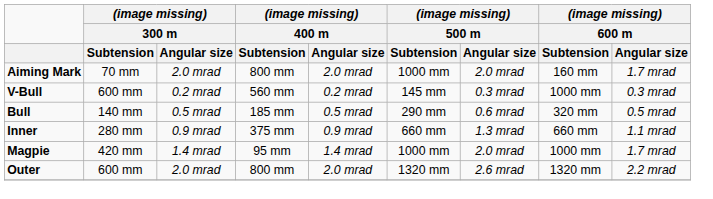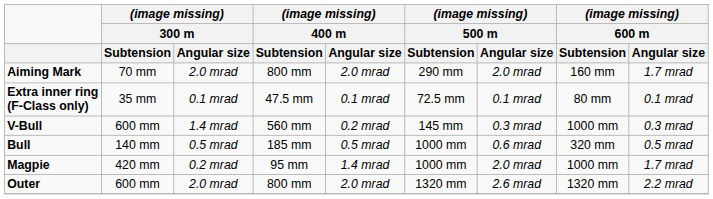(424, 72) 1000 mm -> (441, 72) 290 mm
+ row: (53, 99)
(196, 92) 0.2 mrad -> (213, 125) 1.4 mrad
(424, 111) 290 mm -> (441, 145) 1000 mm
- row: (22, 131)
(196, 151) 1.4 mrad -> (213, 164) 0.2 mrad
